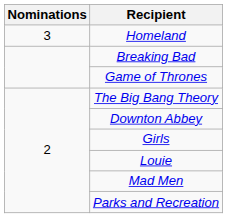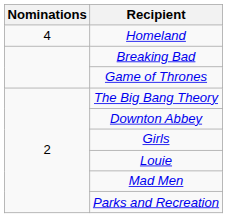(47, 35) 3 -> (47, 35) 4
